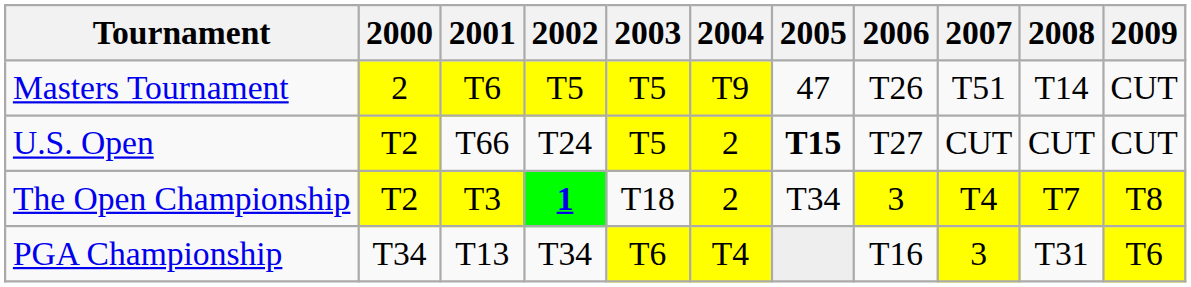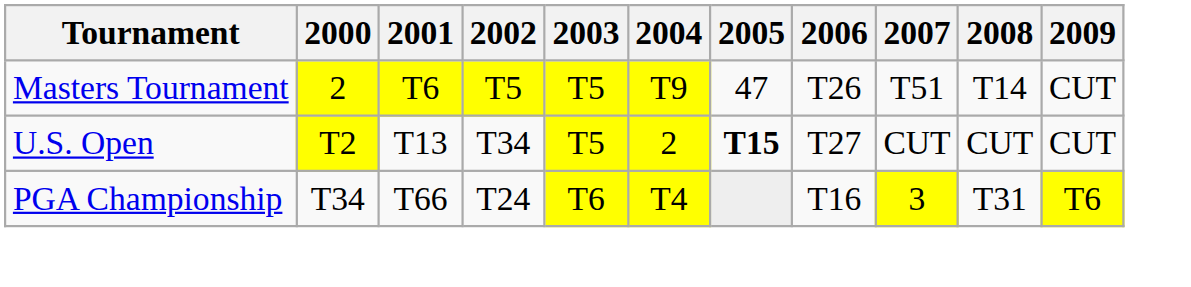(482, 143) T66 -> (421, 143) T13
(565, 143) T24 -> (503, 143) T34
- row: (182, 198)
(482, 253) T13 -> (421, 198) T66
(565, 253) T34 -> (503, 198) T24
